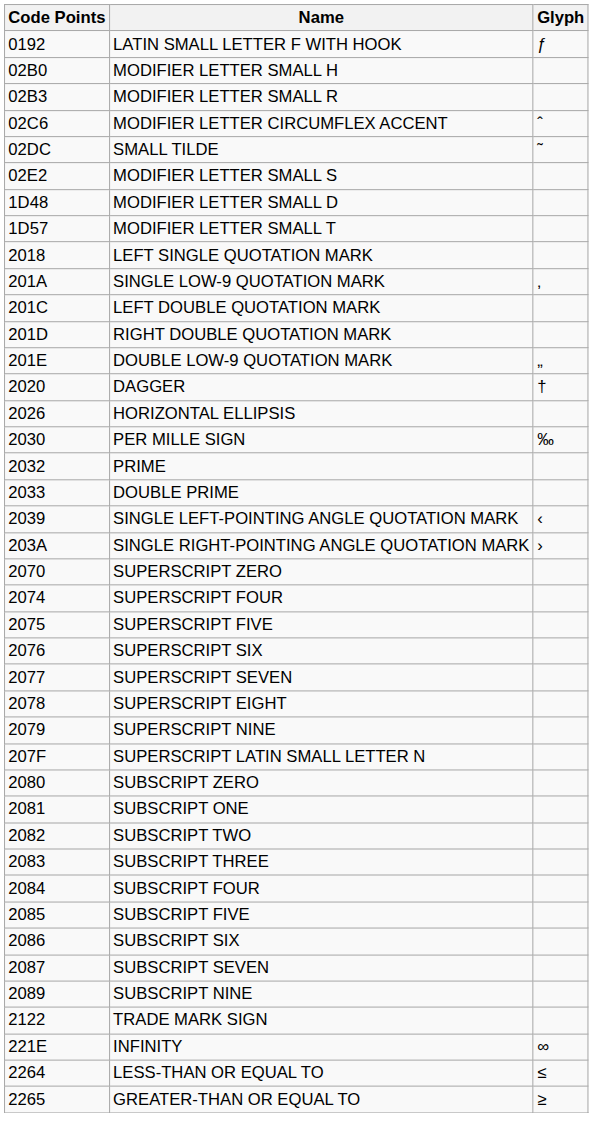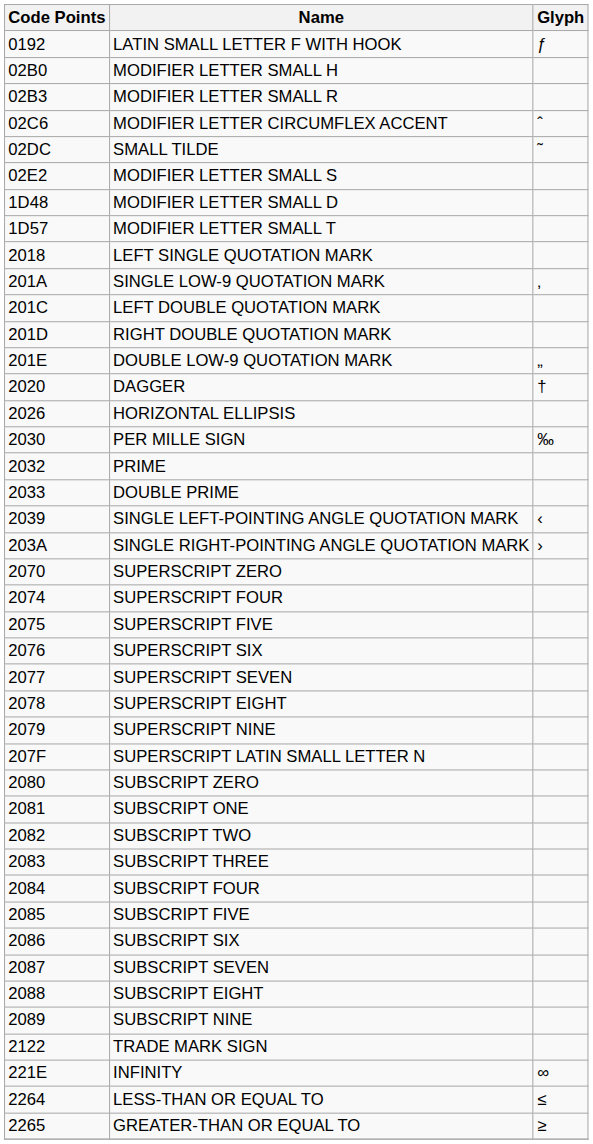+ row: (188, 994)
